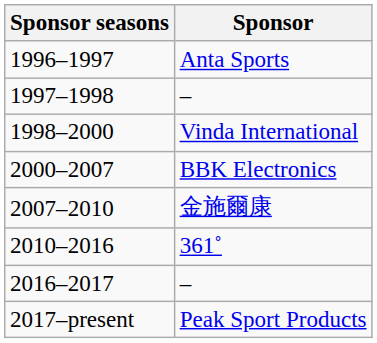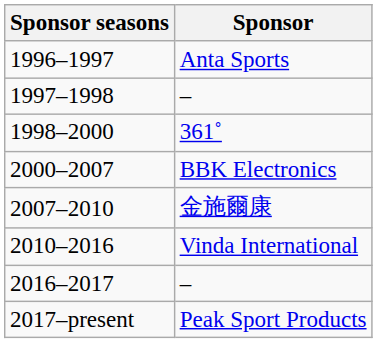(269, 132) Vinda International -> (201, 132) 361˚
(201, 246) 361˚ -> (269, 246) Vinda International
